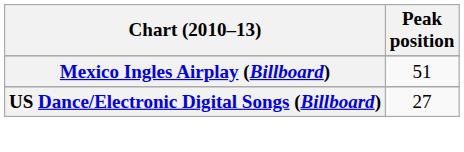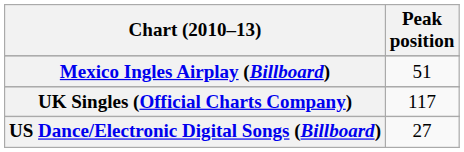+ row: (195, 101)
